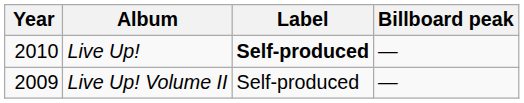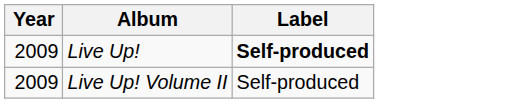- column: (446, 20)
(34, 51) 2010 -> (34, 51) 2009
